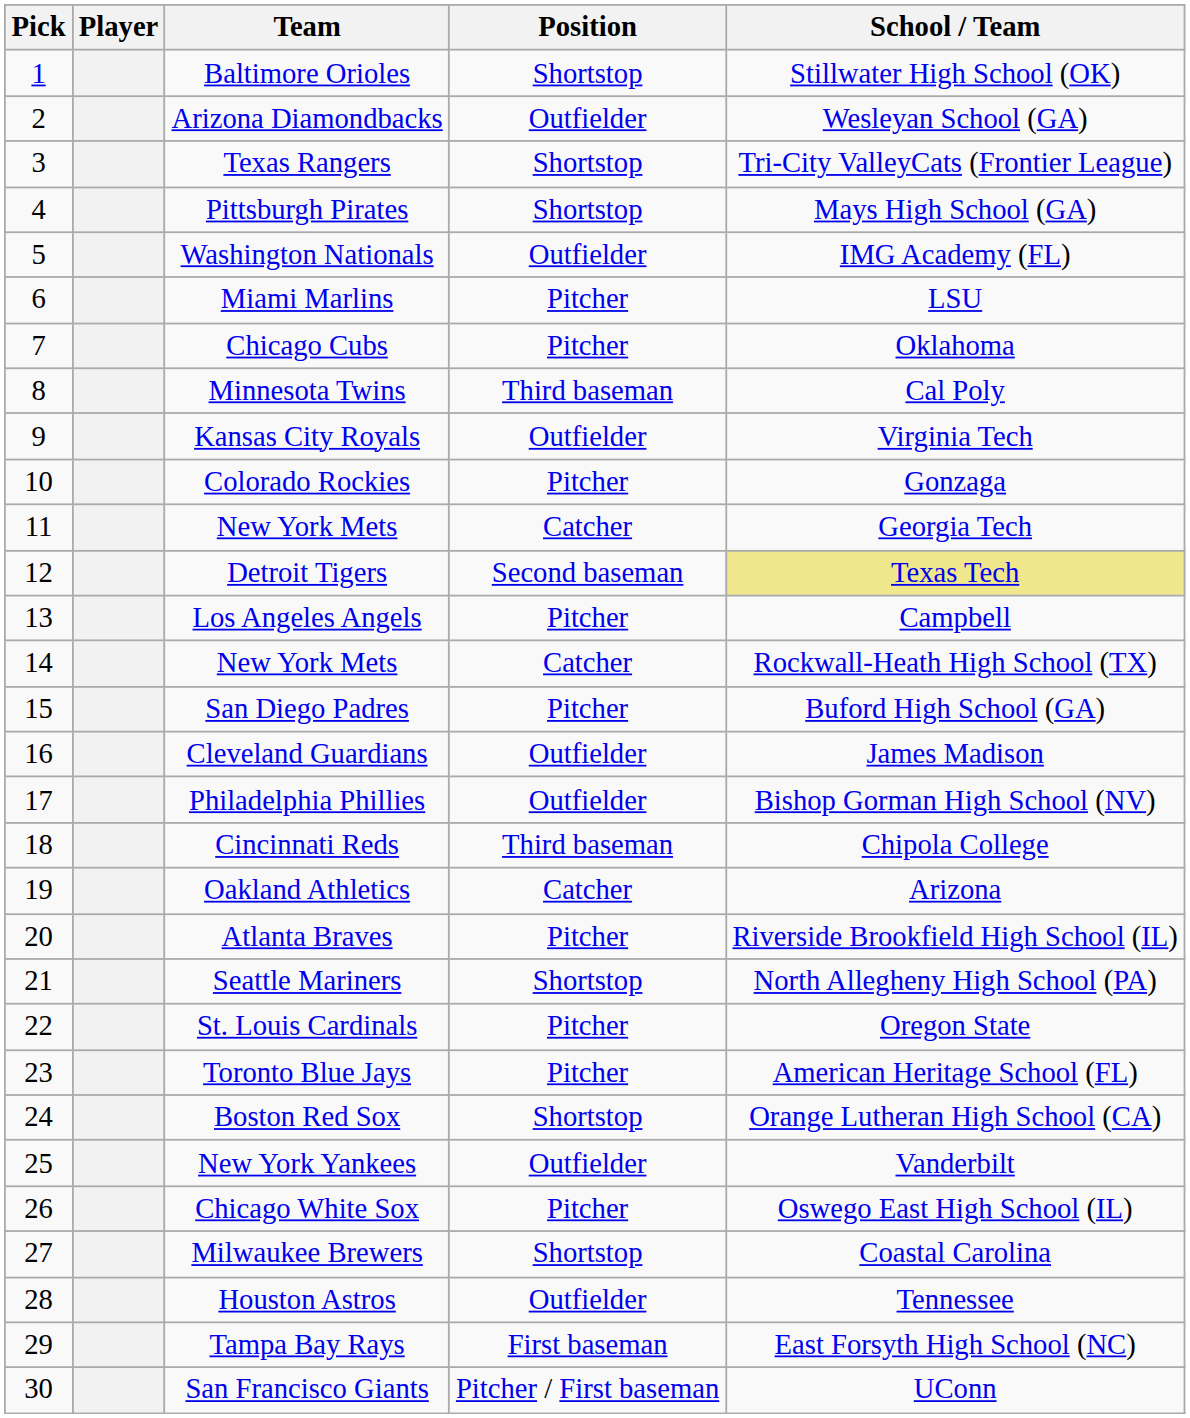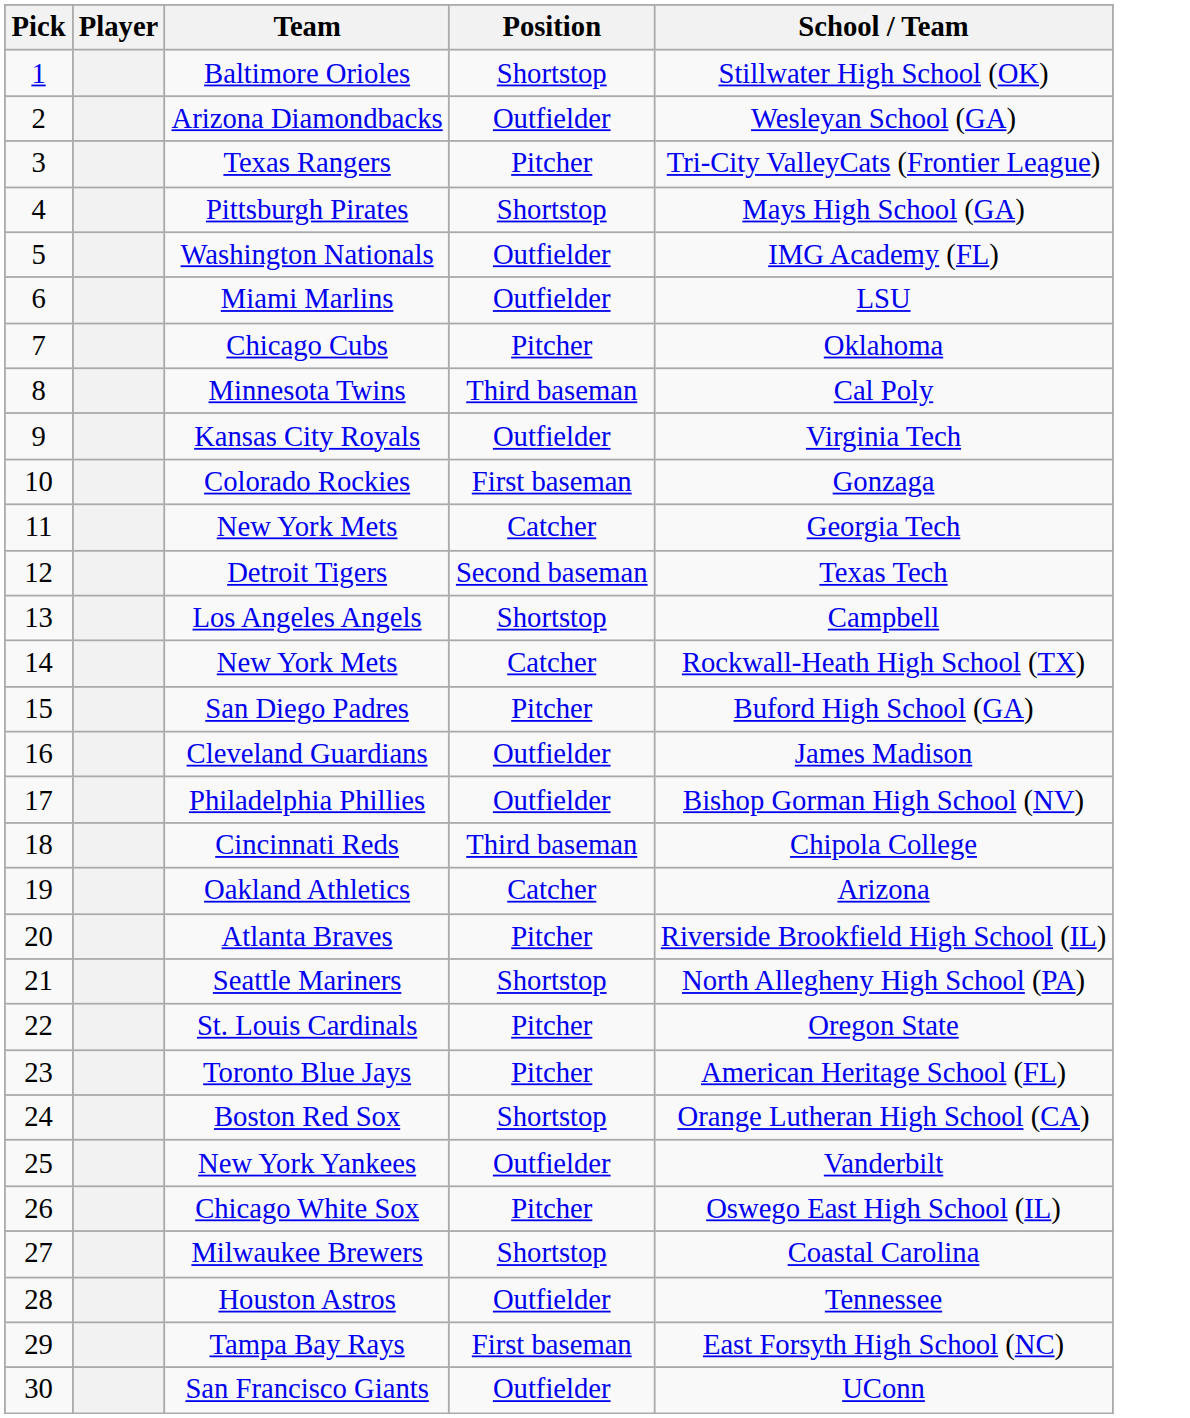(588, 163) Shortstop -> (552, 163) Pitcher
(588, 299) Pitcher -> (552, 299) Outfielder
(588, 481) Pitcher -> (552, 481) First baseman
(955, 572) khaki background -> (884, 572) no background
(588, 617) Pitcher -> (552, 617) Shortstop
(588, 1389) Pitcher / First baseman -> (552, 1389) Outfielder
